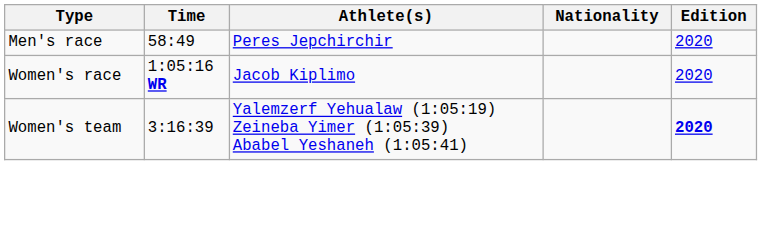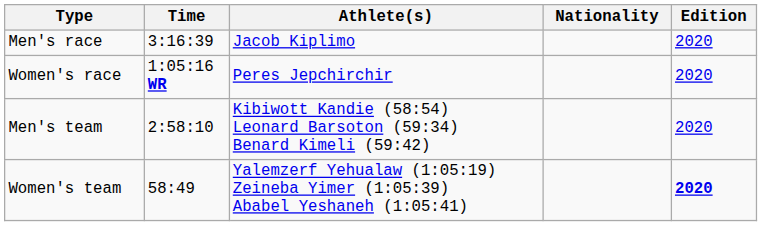(171, 43) 58:49 -> (181, 43) 3:16:39
(313, 43) Peres Jepchirchir -> (294, 43) Jacob Kiplimo
(294, 77) Jacob Kiplimo -> (313, 77) Peres Jepchirchir
+ row: (55, 129)
(181, 129) 3:16:39 -> (171, 190) 58:49
